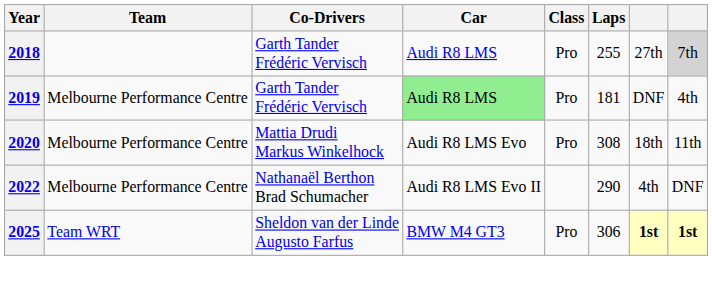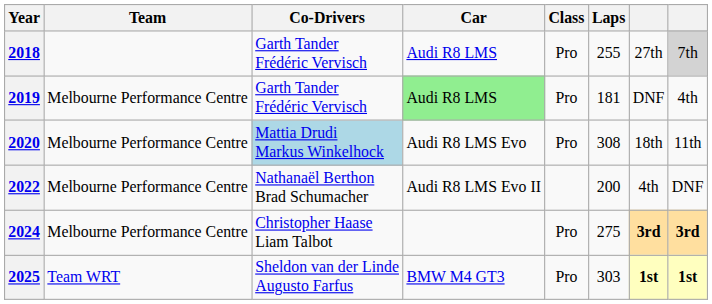(320, 143) no background -> (320, 143) lightblue background
(609, 187) 290 -> (609, 187) 200
+ row: (24, 232)
(609, 232) 306 -> (609, 277) 303
